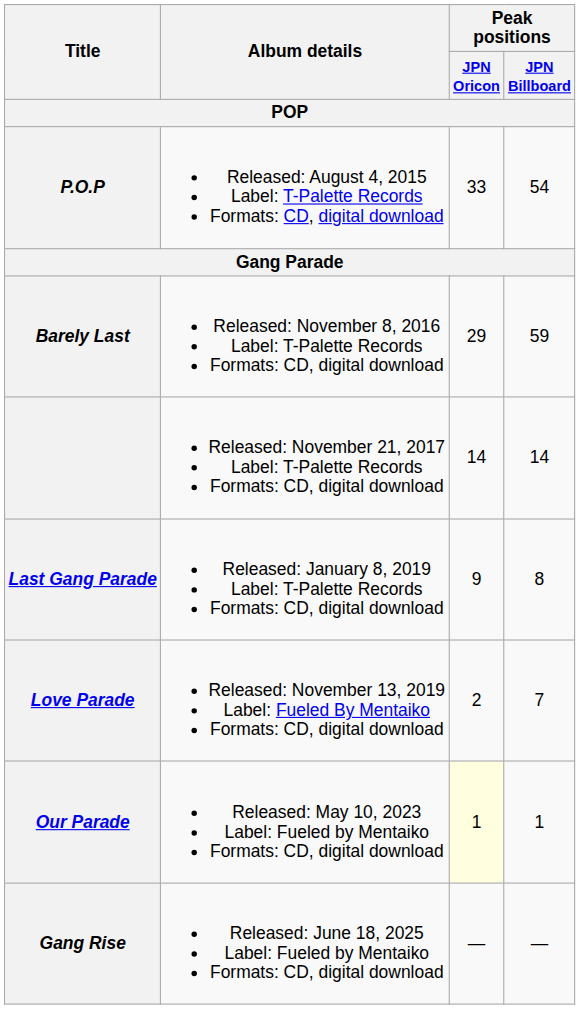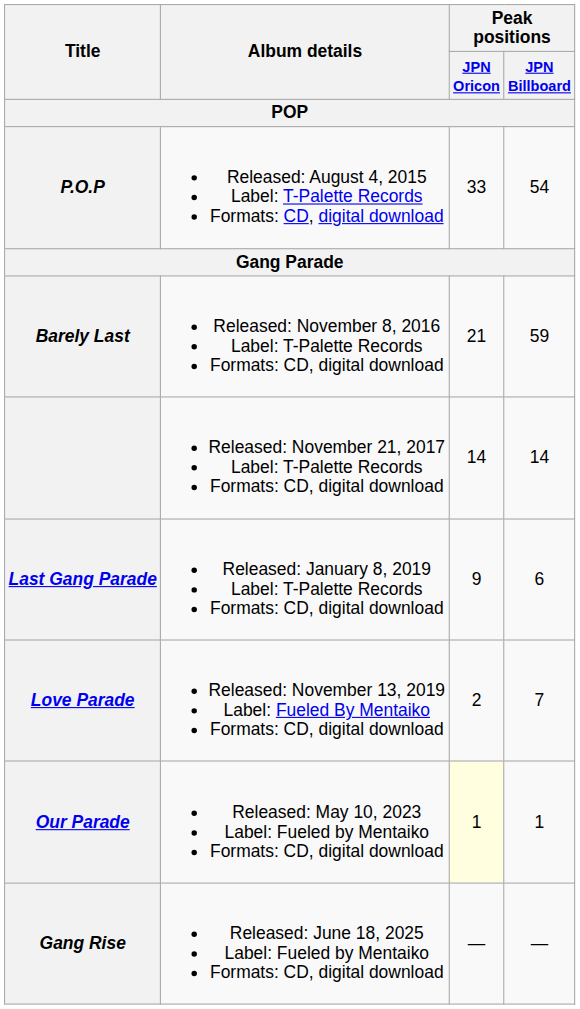(477, 336) 29 -> (477, 336) 21
(539, 579) 8 -> (539, 579) 6
